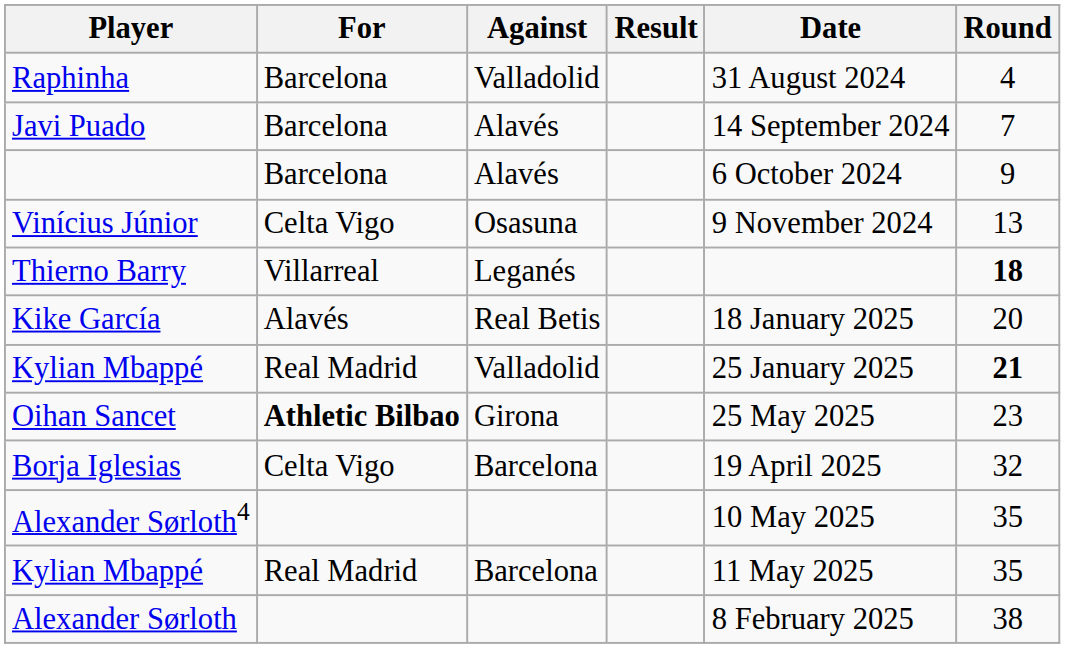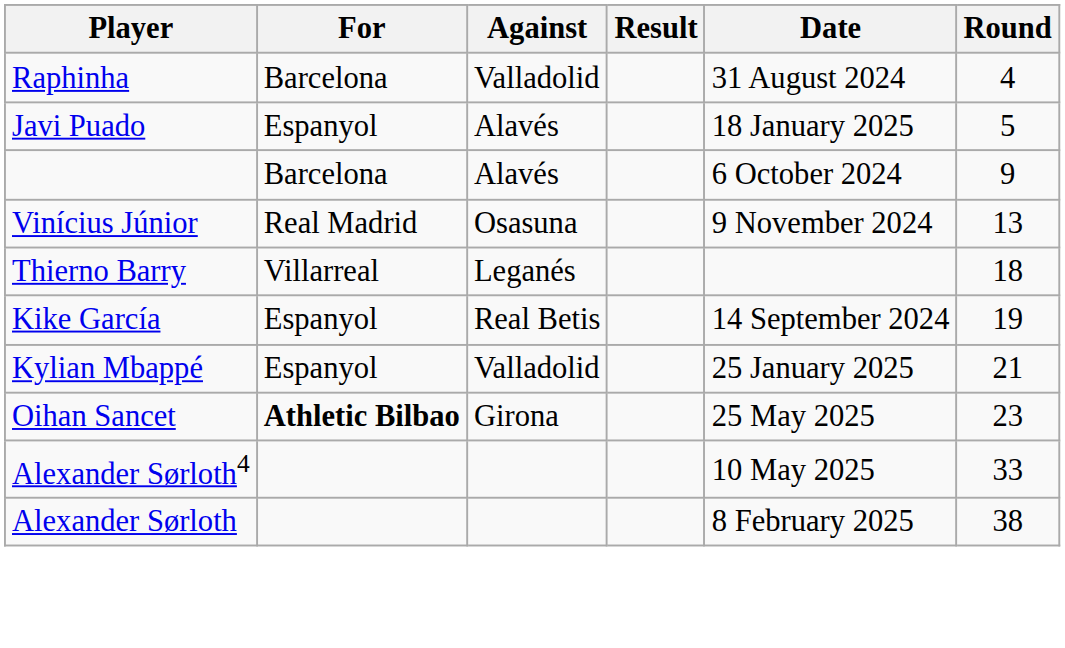(326, 125) Barcelona -> (321, 125) Espanyol
(831, 125) 14 September 2024 -> (813, 125) 18 January 2025
(1008, 125) 7 -> (1008, 125) 5
(329, 222) Celta Vigo -> (341, 222) Real Madrid
(1008, 271) bold -> (1008, 271) normal
(306, 319) Alavés -> (321, 319) Espanyol
(813, 319) 18 January 2025 -> (831, 319) 14 September 2024
(1008, 319) 20 -> (1008, 319) 19
(341, 367) Real Madrid -> (321, 367) Espanyol
(1008, 367) bold -> (1008, 367) normal
- row: (96, 464)
(1008, 517) 35 -> (1008, 469) 33
- row: (107, 570)
